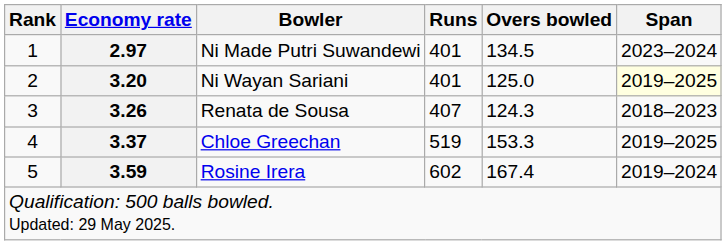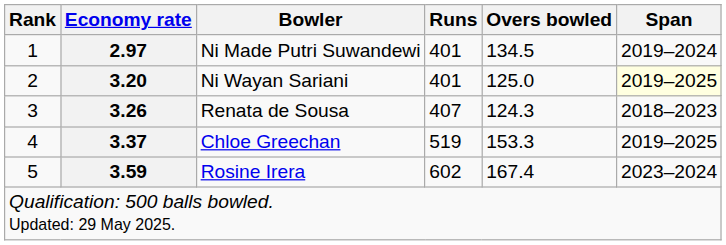(669, 50) 2023–2024 -> (669, 50) 2019–2024
(669, 171) 2019–2024 -> (669, 171) 2023–2024
